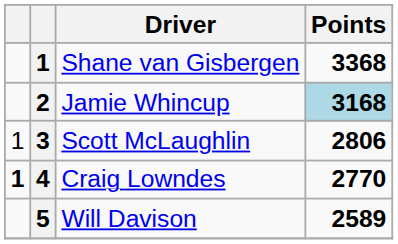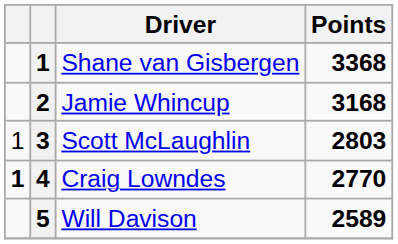(359, 102) lightblue background -> (359, 102) no background
(359, 140) 2806 -> (359, 140) 2803
